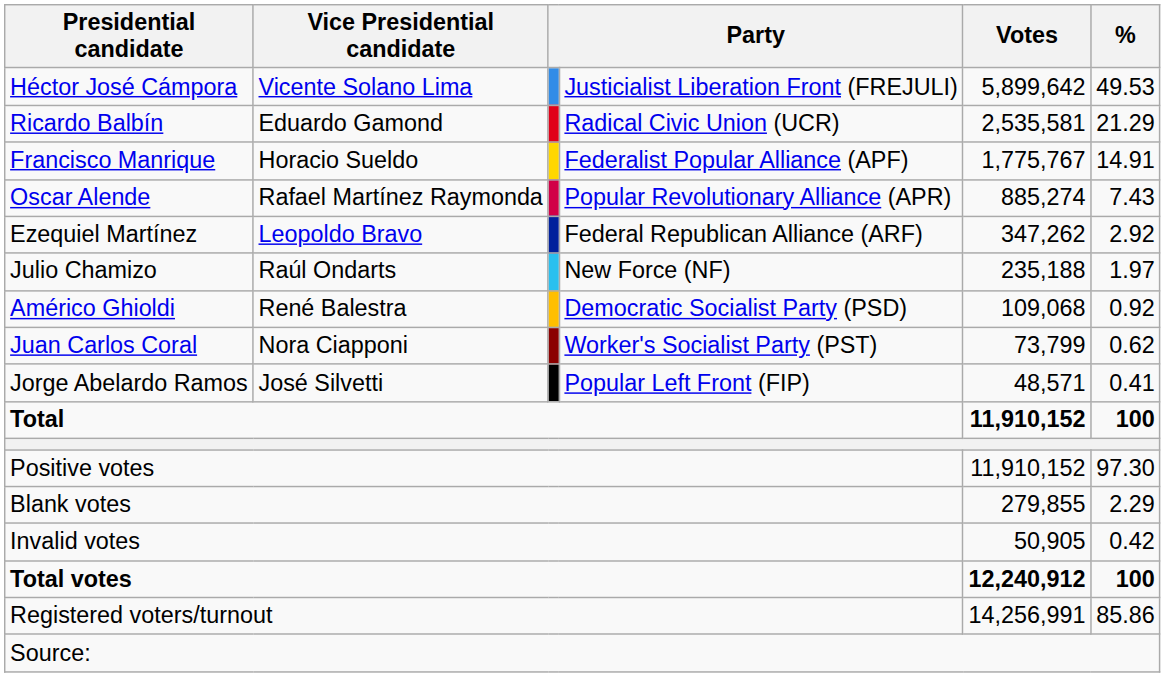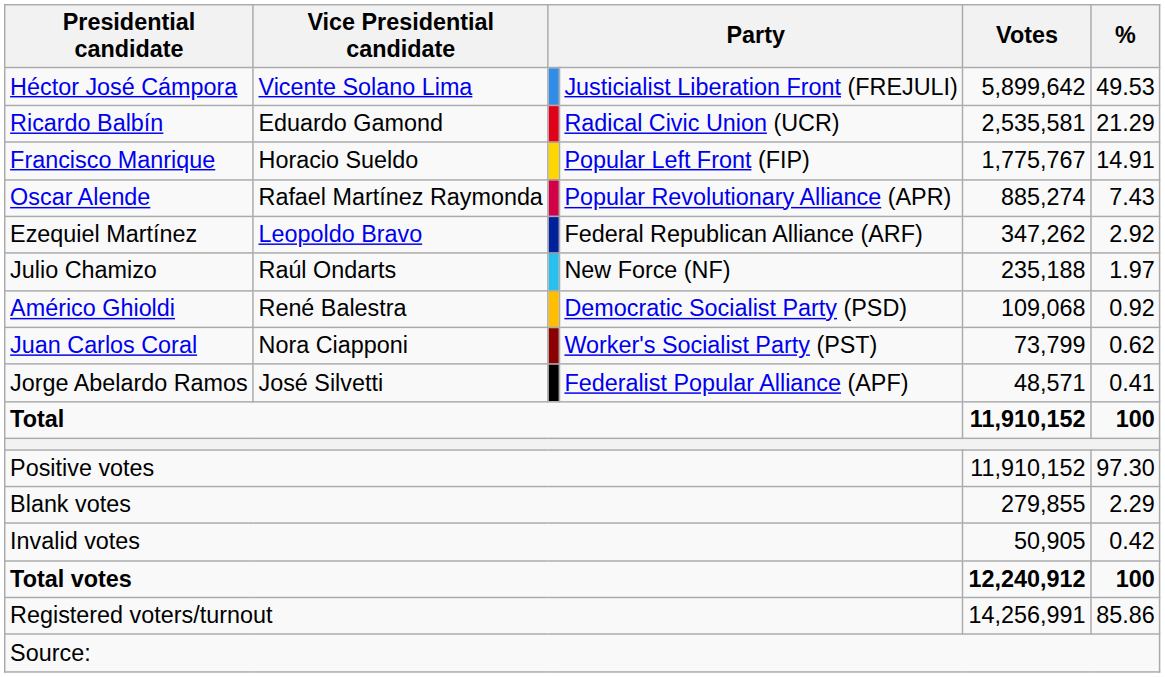(736, 160) Federalist Popular Alliance (APF) -> (687, 160) Popular Left Front (FIP)
(687, 382) Popular Left Front (FIP) -> (736, 382) Federalist Popular Alliance (APF)
